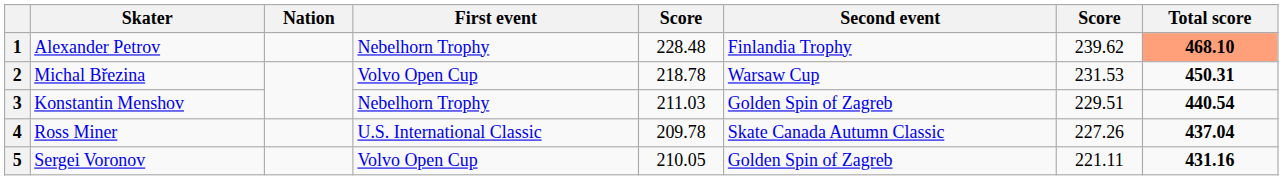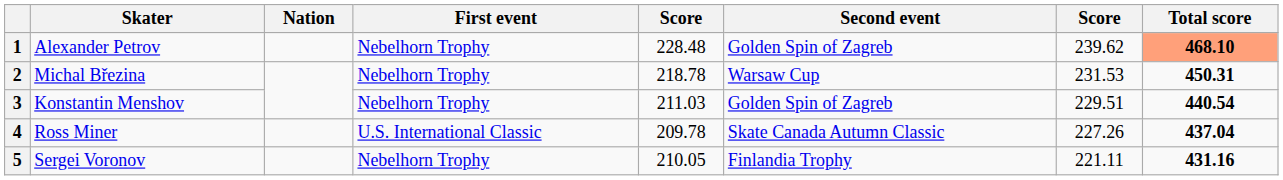(790, 47) Finlandia Trophy -> (810, 47) Golden Spin of Zagreb
(418, 75) Volvo Open Cup -> (423, 75) Nebelhorn Trophy
(418, 160) Volvo Open Cup -> (423, 160) Nebelhorn Trophy
(810, 160) Golden Spin of Zagreb -> (790, 160) Finlandia Trophy
